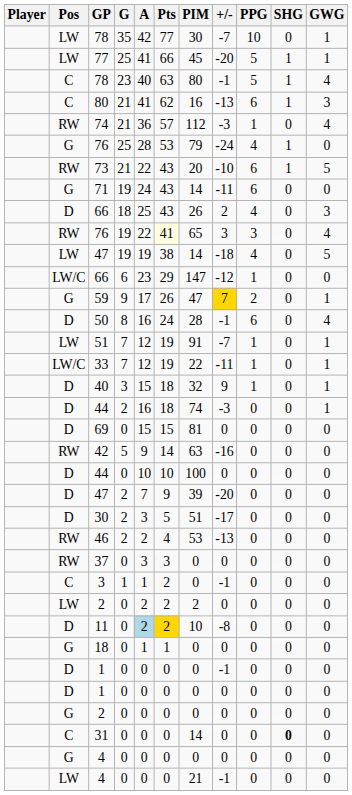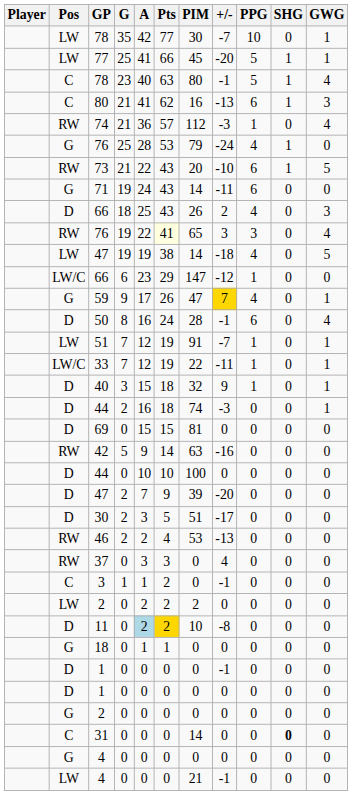(254, 299) 2 -> (254, 299) 4
(224, 560) 0 -> (224, 560) 4
